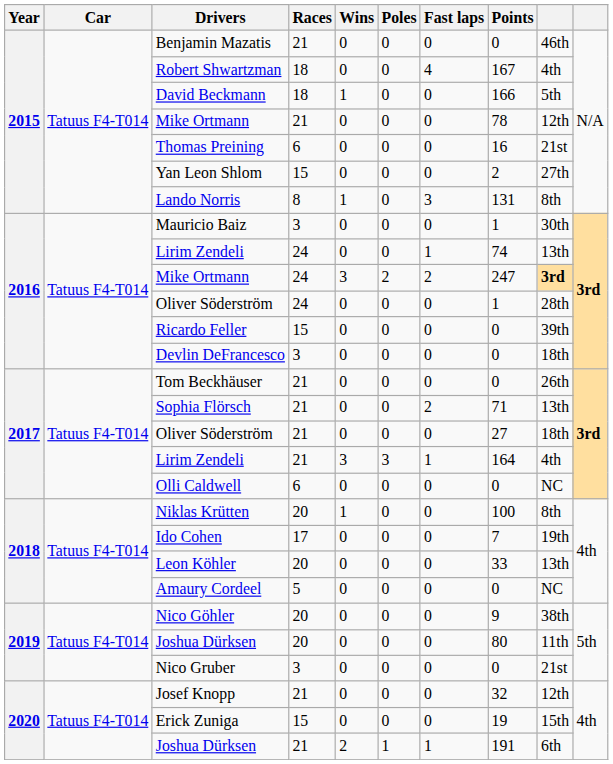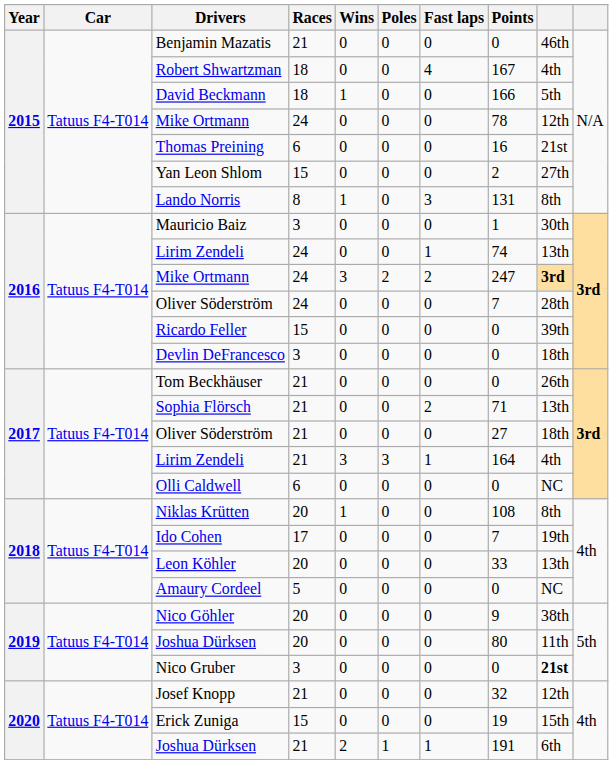(300, 121) 21 -> (300, 121) 24
(495, 303) 1 -> (495, 303) 7
(503, 511) 100 -> (503, 511) 108
(554, 667) normal -> (555, 667) bold
